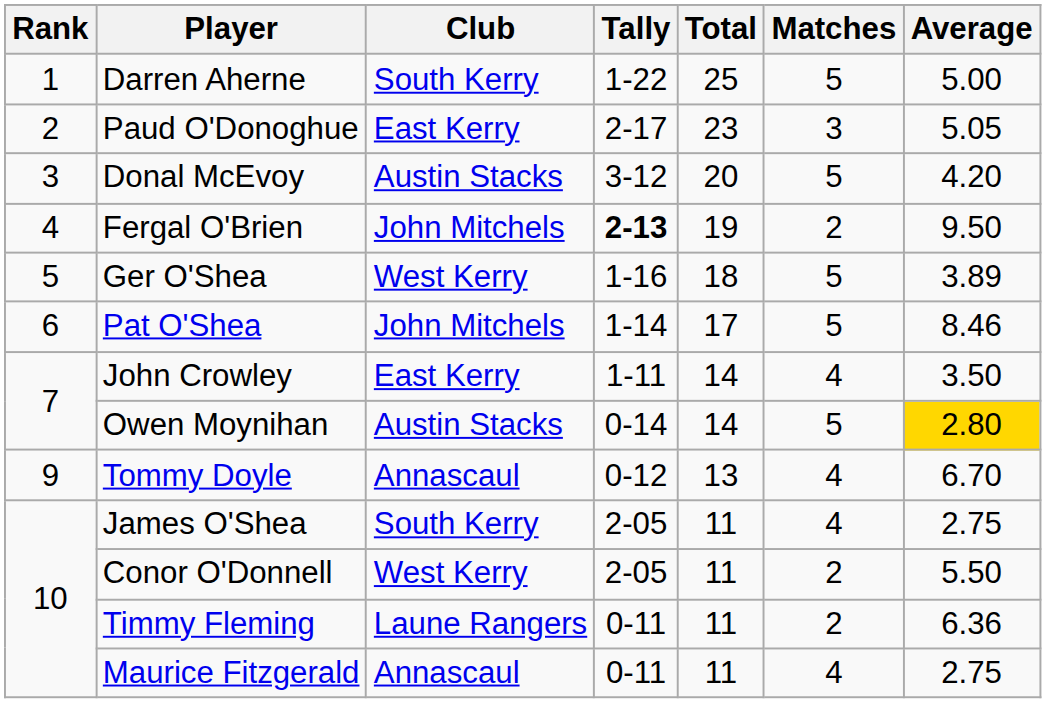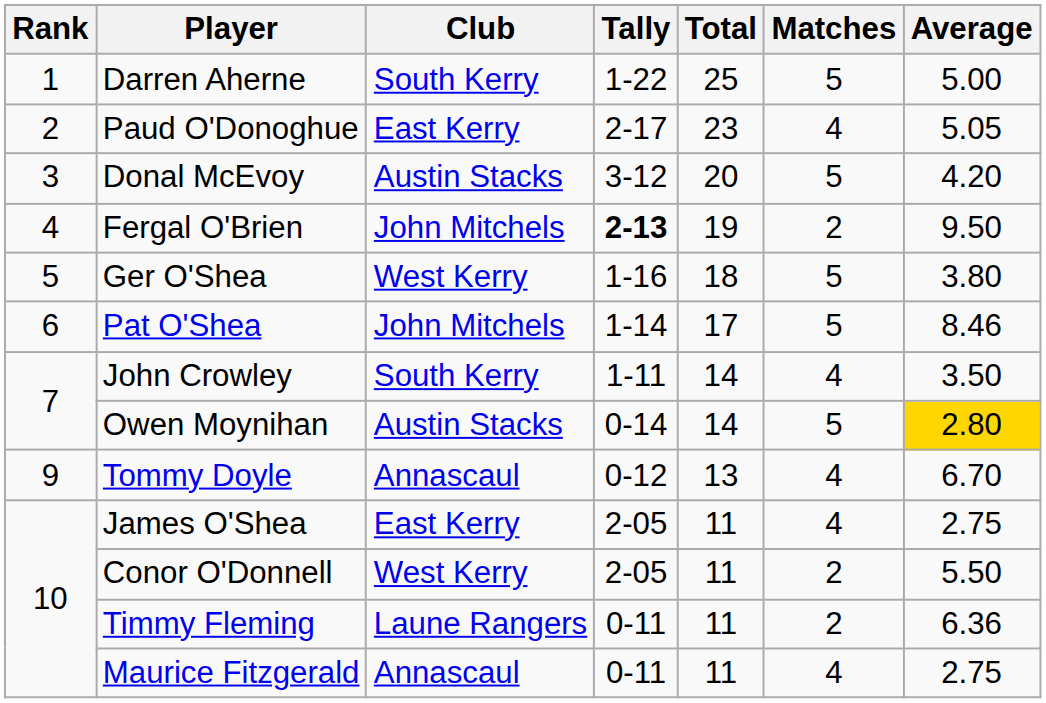(834, 128) 3 -> (834, 128) 4
(972, 276) 3.89 -> (972, 276) 3.80
(447, 375) East Kerry -> (456, 375) South Kerry
(456, 524) South Kerry -> (447, 524) East Kerry
